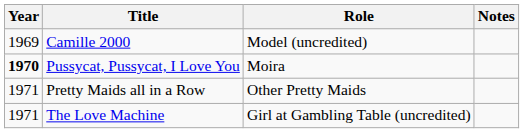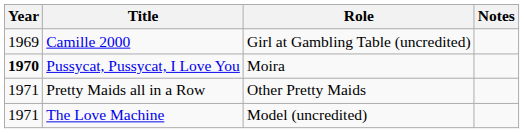(307, 41) Model (uncredited) -> (359, 41) Girl at Gambling Table (uncredited)
(359, 115) Girl at Gambling Table (uncredited) -> (307, 115) Model (uncredited)
